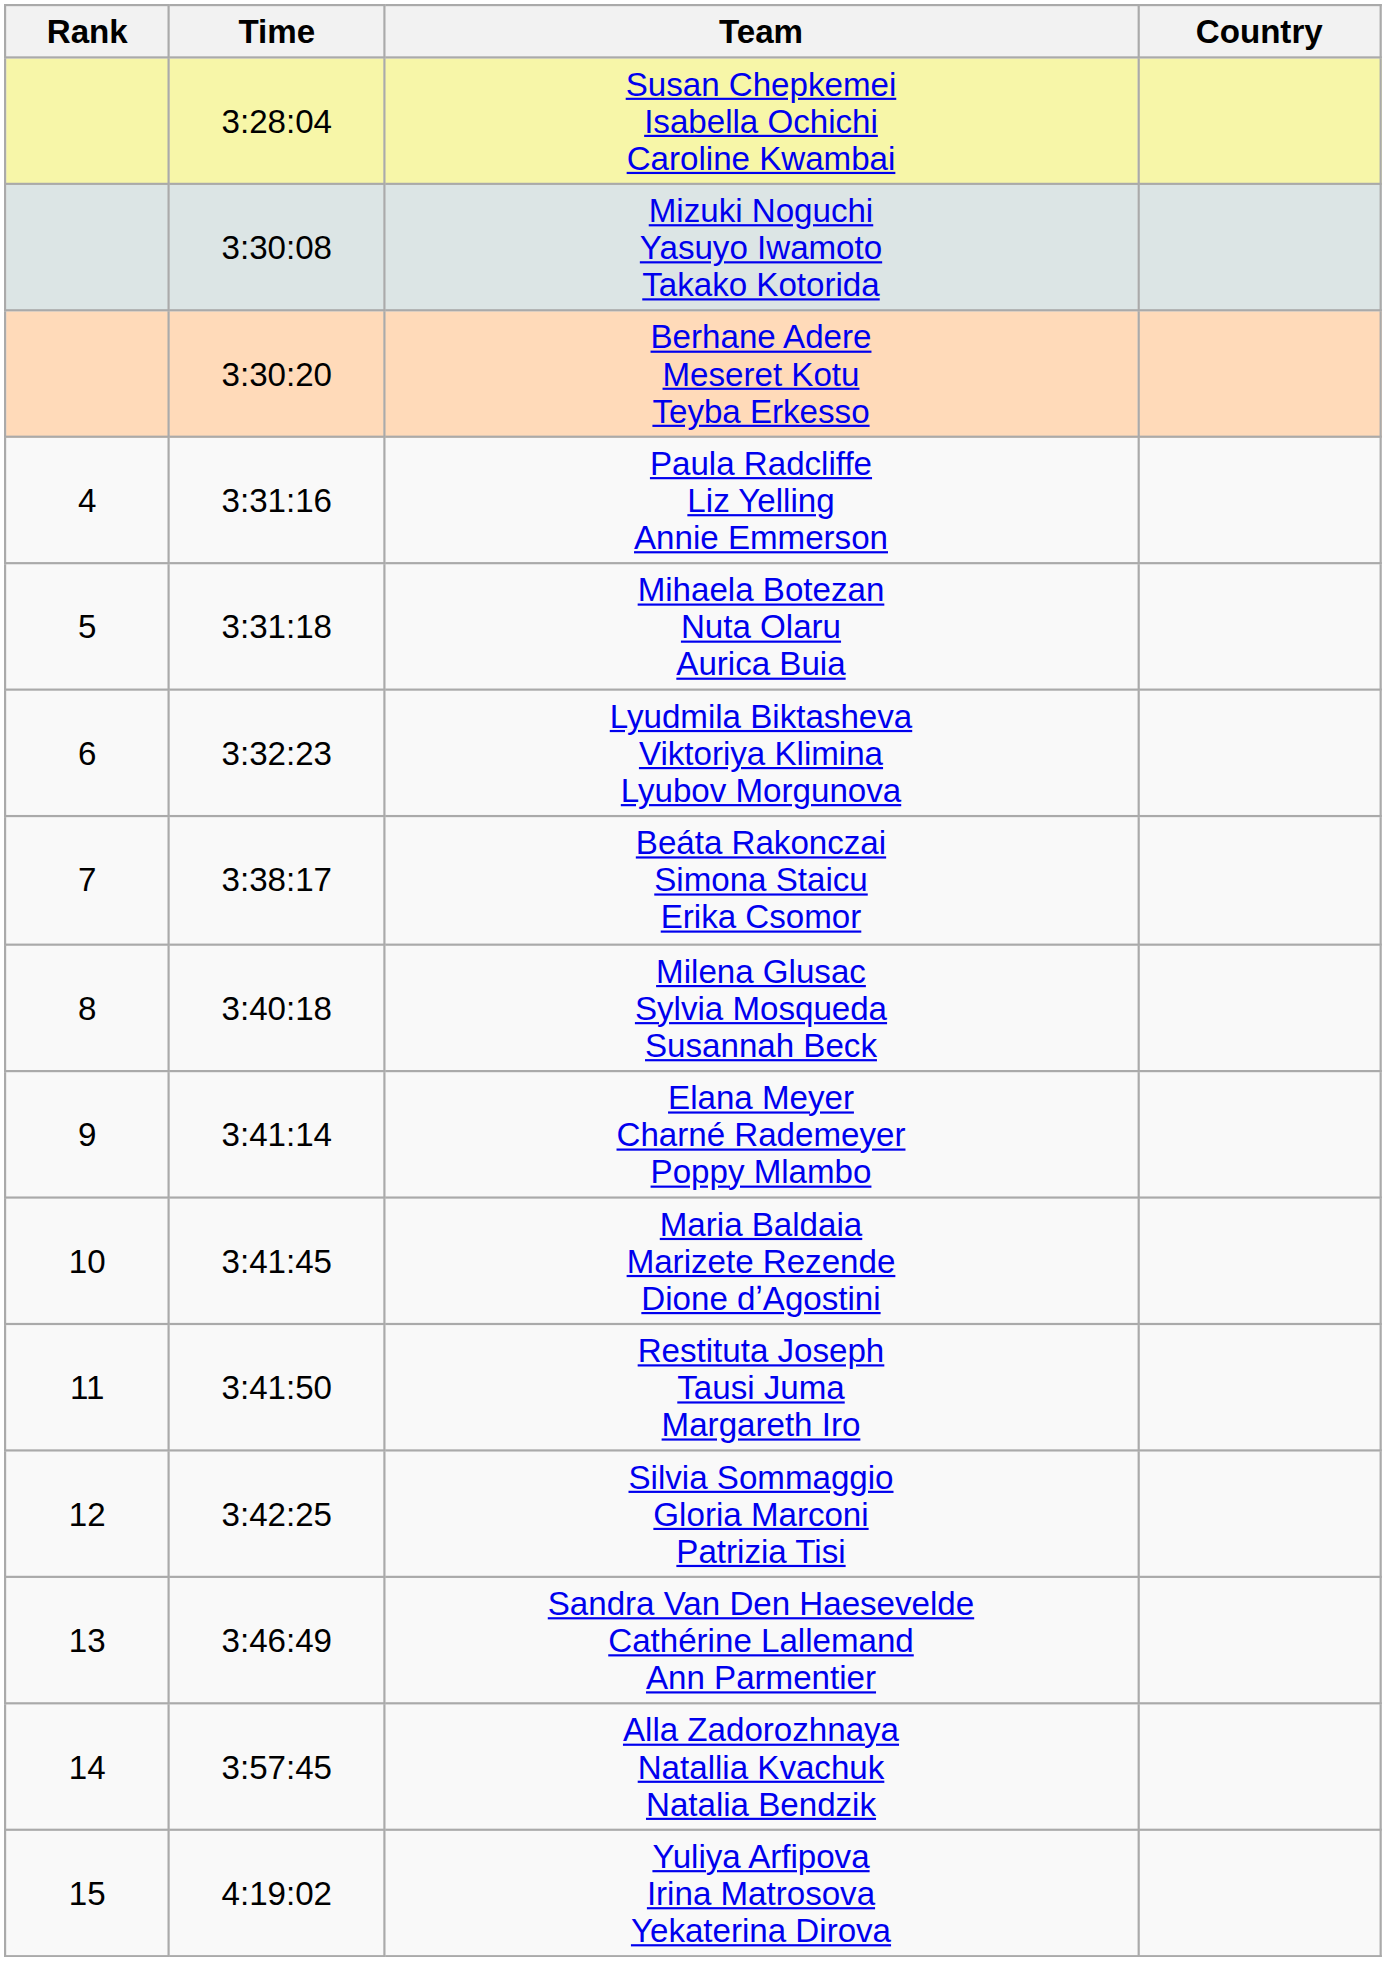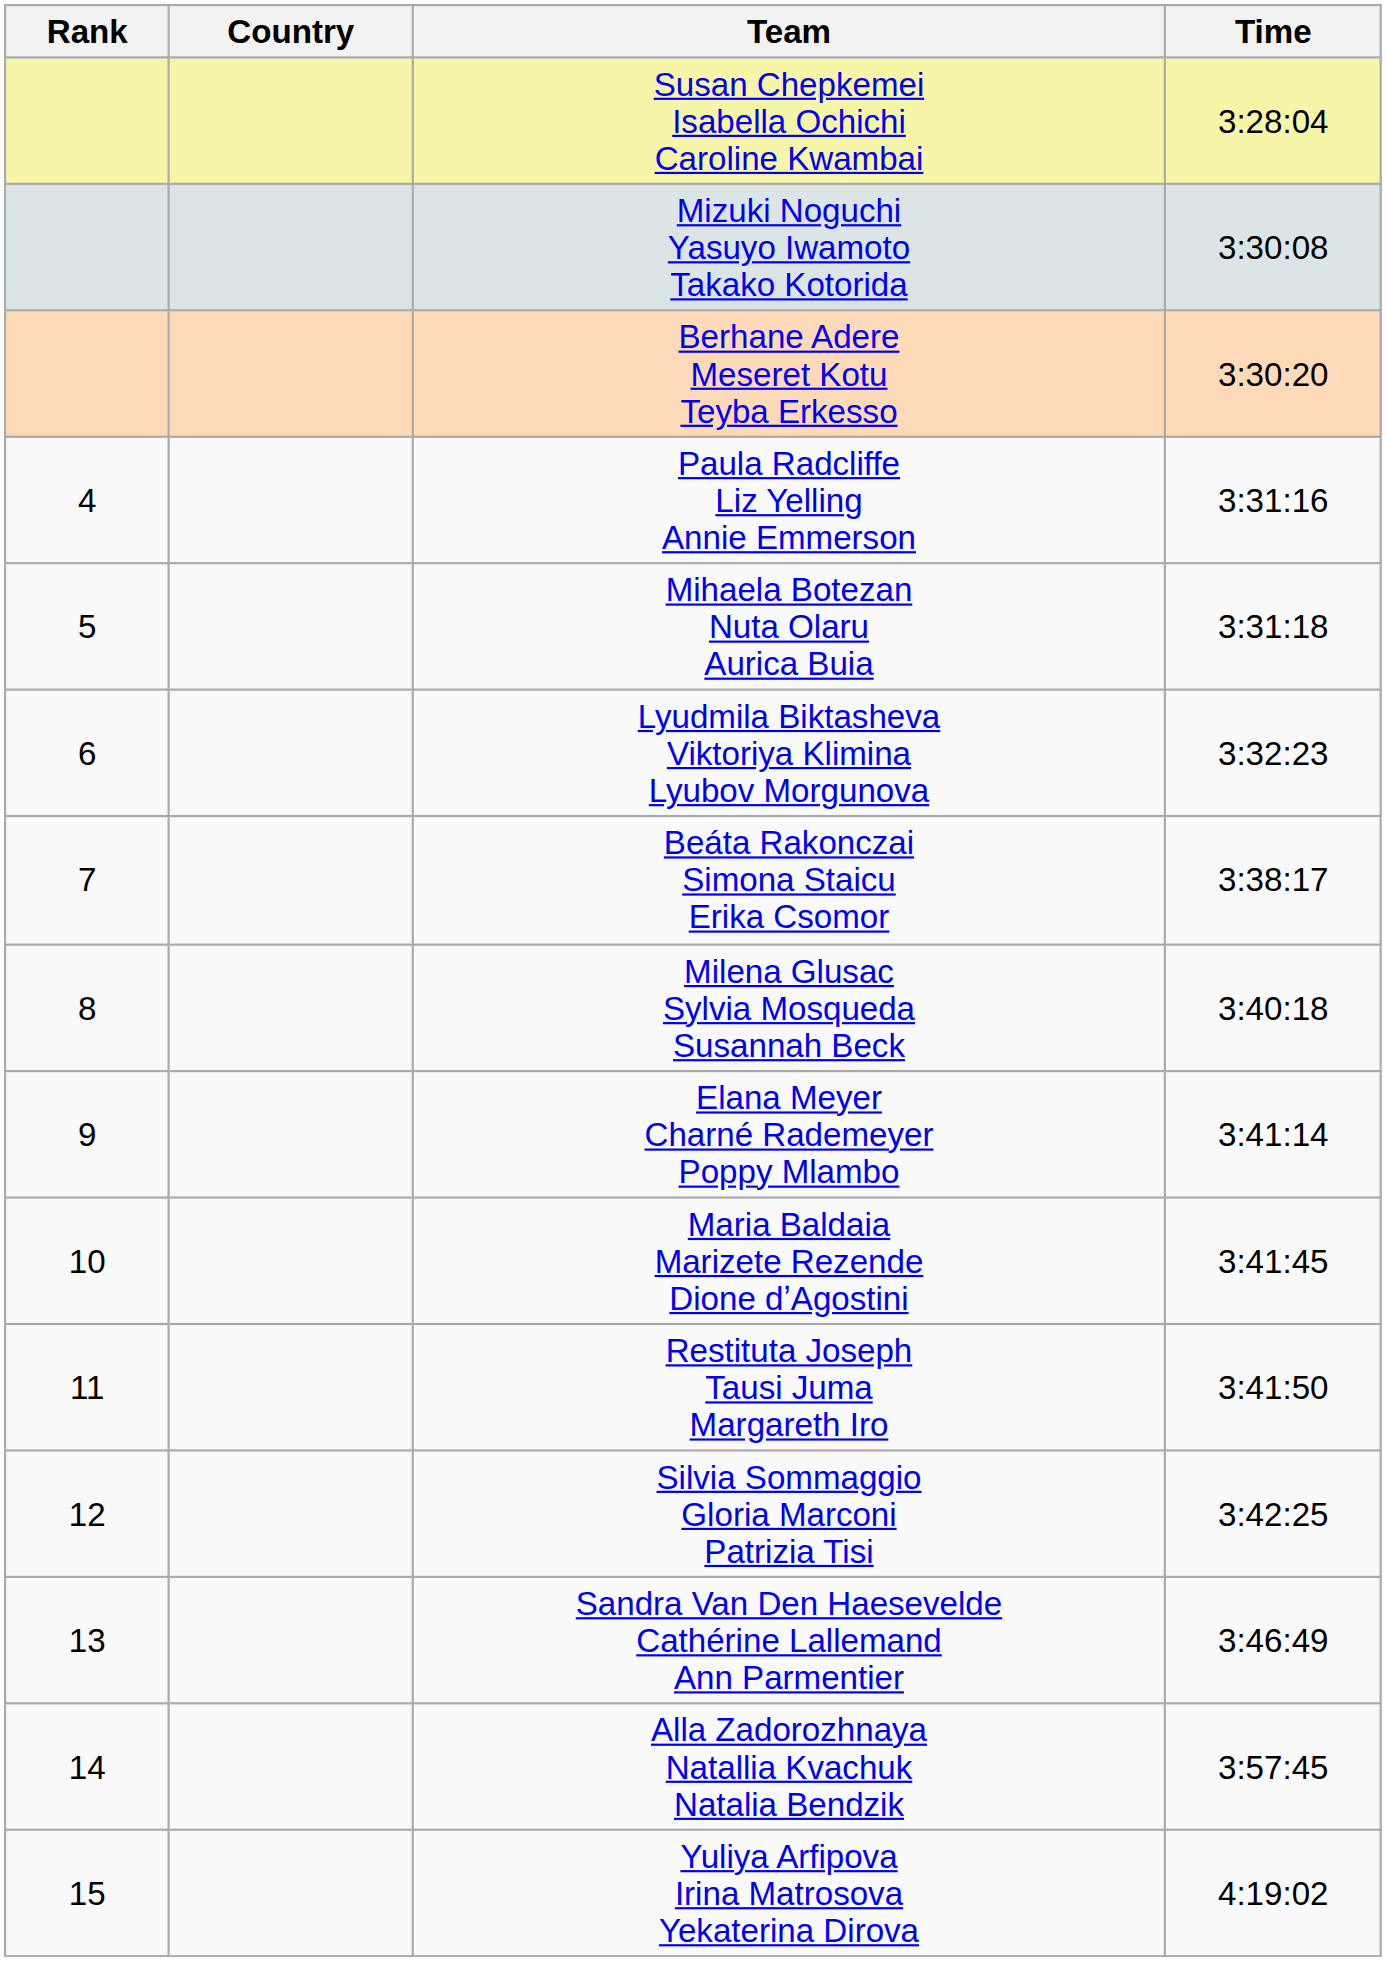columns swapped: (1259, 32) <-> (277, 32)
